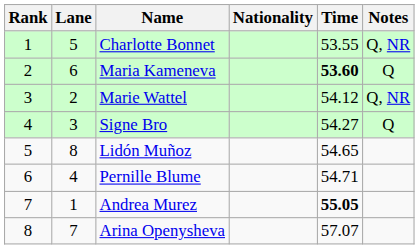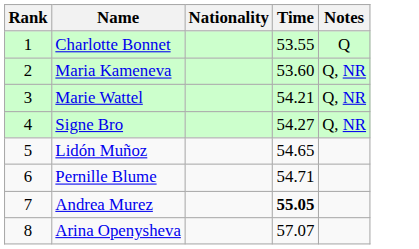- column: (74, 17)
(388, 44) Q, NR -> (344, 44) Q
(340, 71) bold -> (296, 71) normal
(388, 71) Q -> (344, 71) Q, NR
(340, 97) 54.12 -> (296, 97) 54.21
(388, 124) Q -> (344, 124) Q, NR
